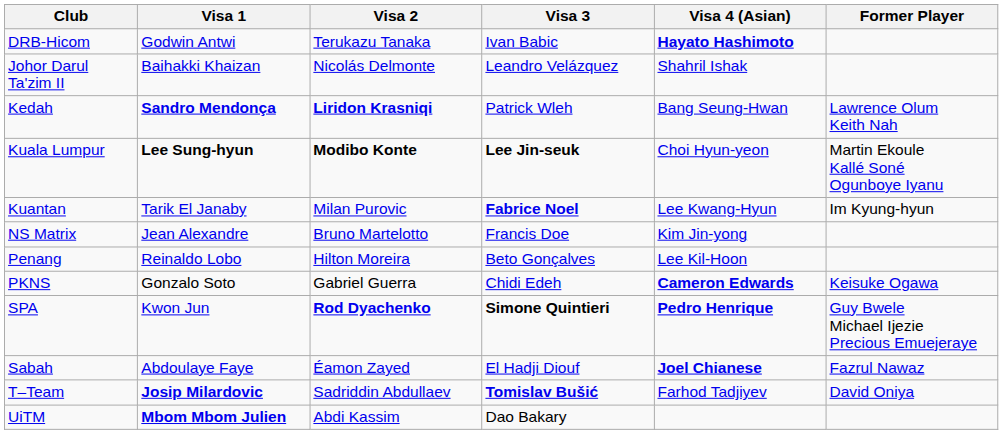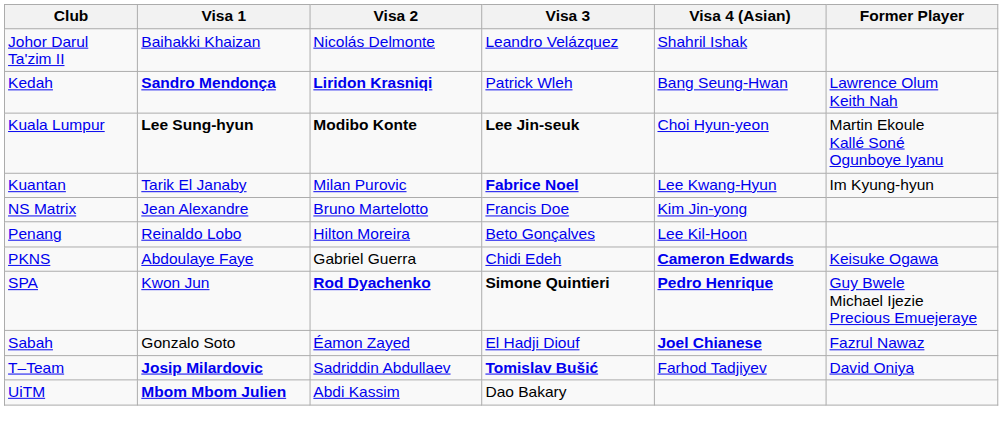- row: (49, 41)
(188, 283) Gonzalo Soto -> (197, 258) Abdoulaye Faye
(197, 367) Abdoulaye Faye -> (188, 343) Gonzalo Soto
